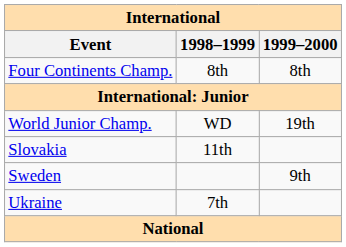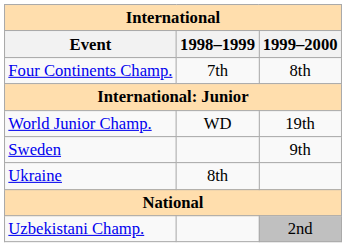(218, 70) 8th -> (218, 70) 7th
- row: (37, 149)
(218, 202) 7th -> (218, 176) 8th
+ row: (76, 228)
